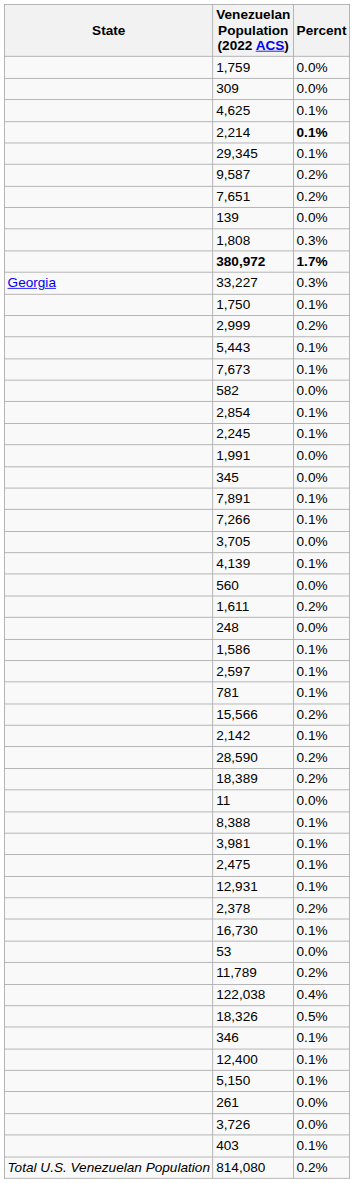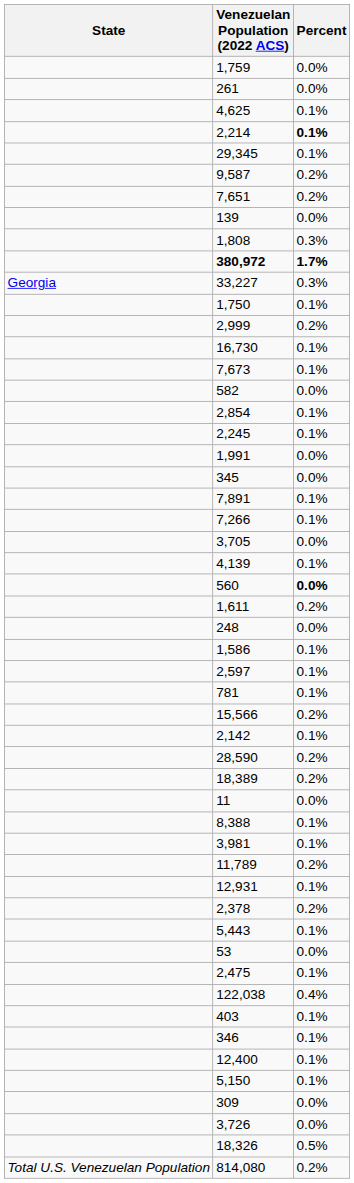rows swapped: (228, 89) <-> (228, 1102)
rows swapped: (237, 930) <-> (233, 347)
(312, 585) normal -> (312, 585) bold
rows swapped: (233, 865) <-> (237, 973)
rows swapped: (237, 1016) <-> (228, 1145)
